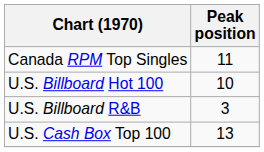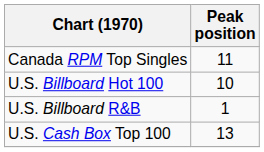(225, 109) 3 -> (225, 109) 1
